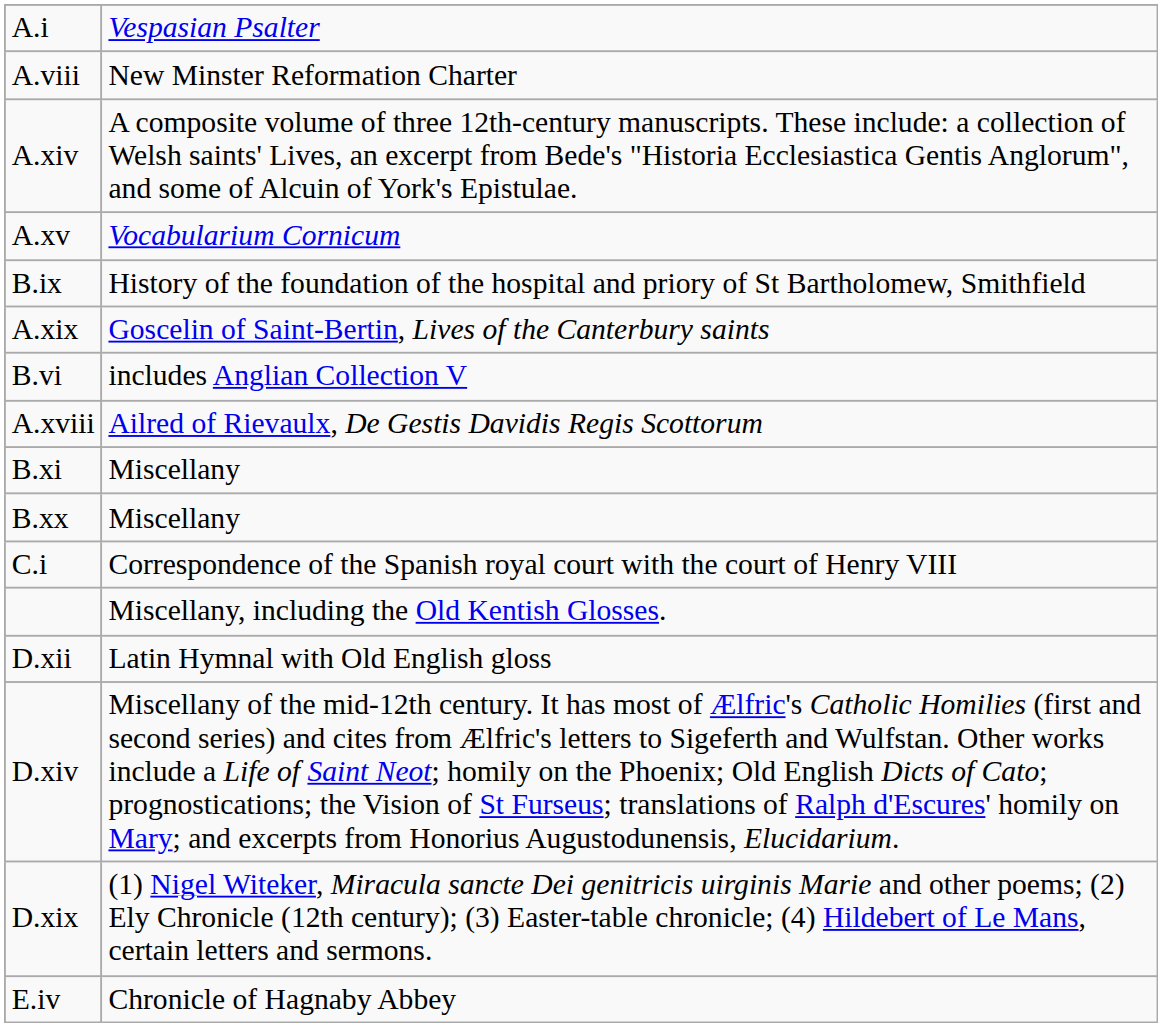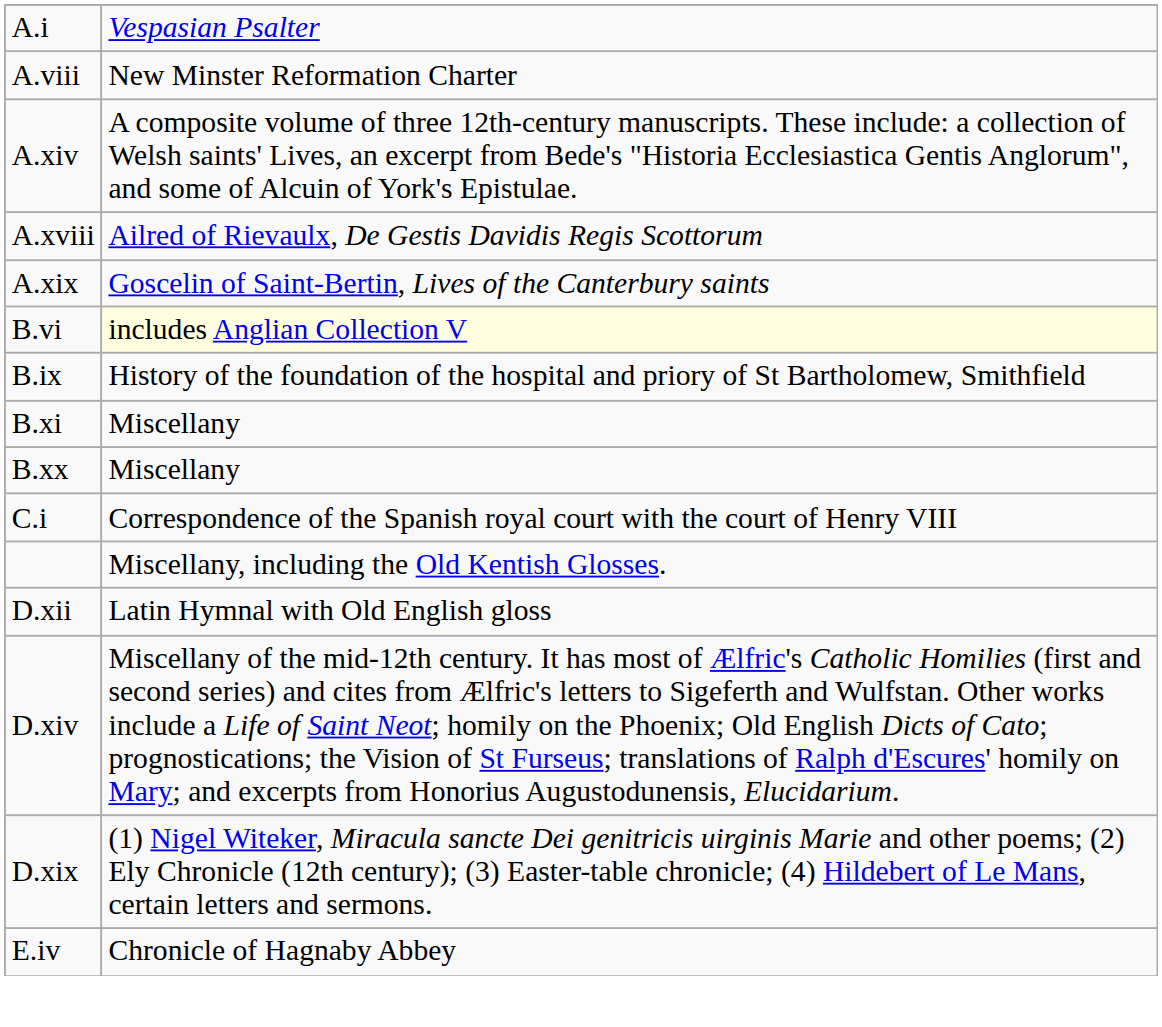- row: (41, 235)
rows swapped: (53, 423) <-> (37, 282)
(288, 376) no background -> (288, 329) lightyellow background
